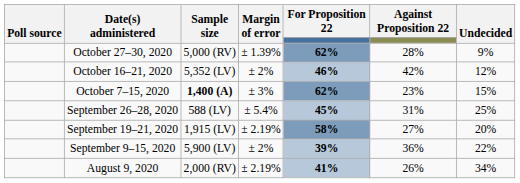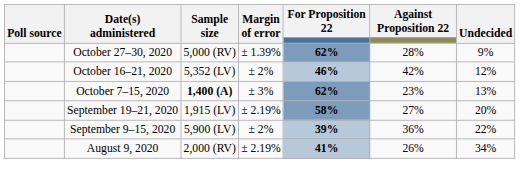(486, 91) 15% -> (486, 91) 13%
- row: (123, 110)
